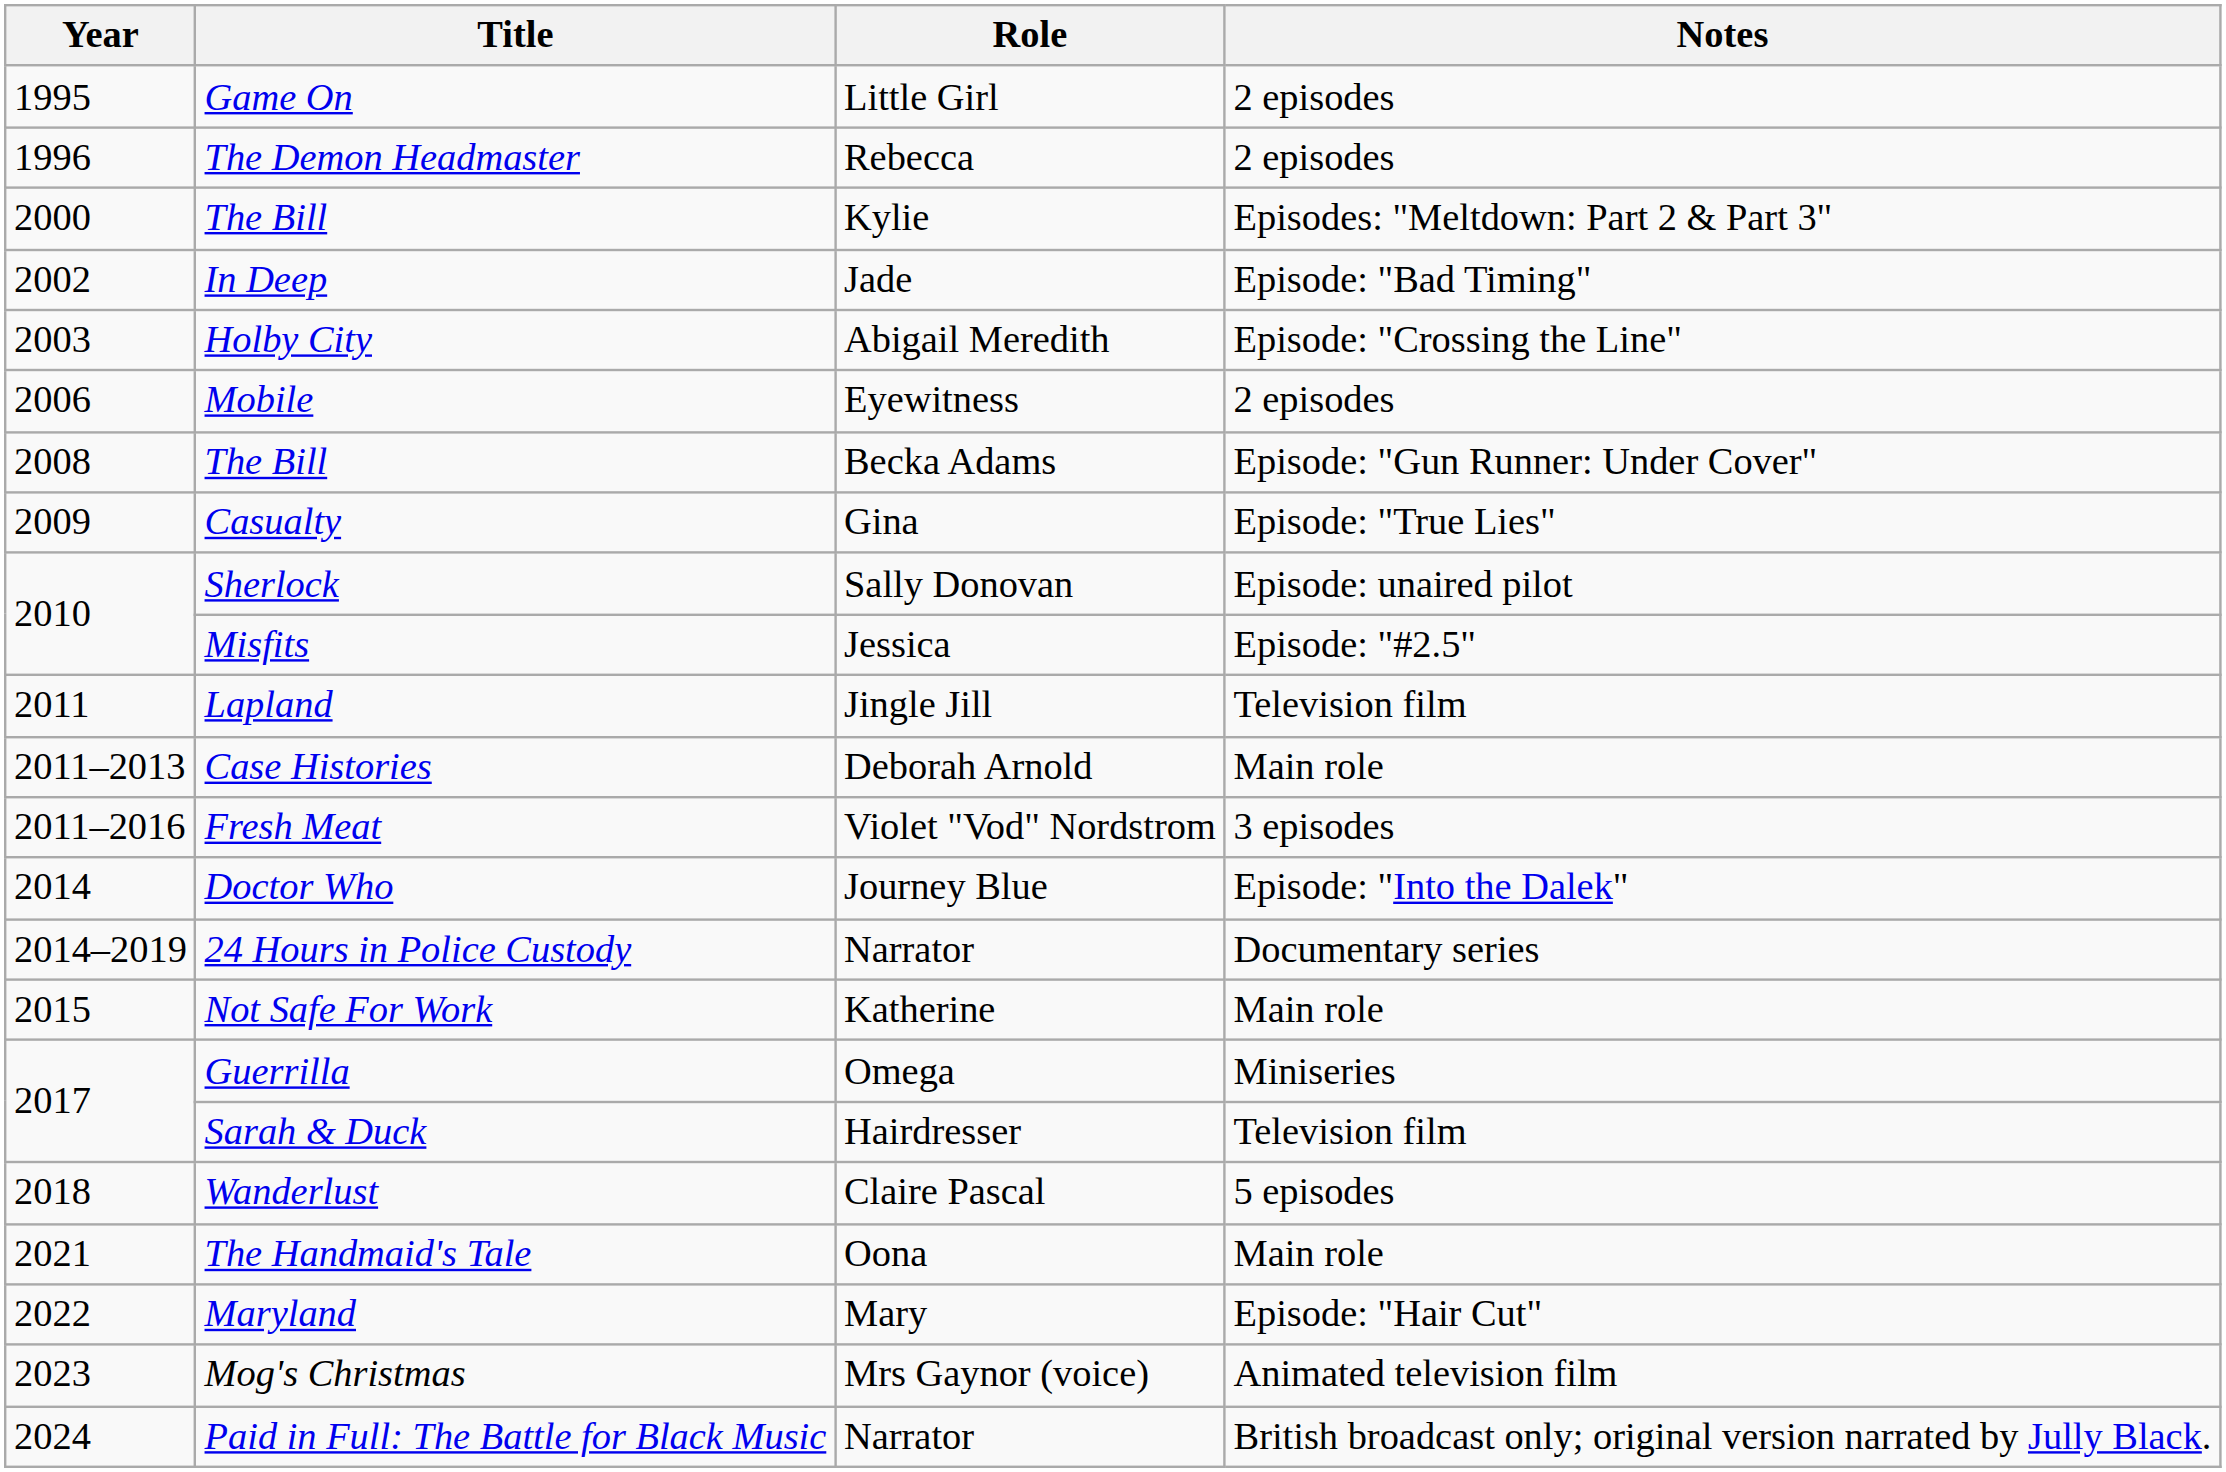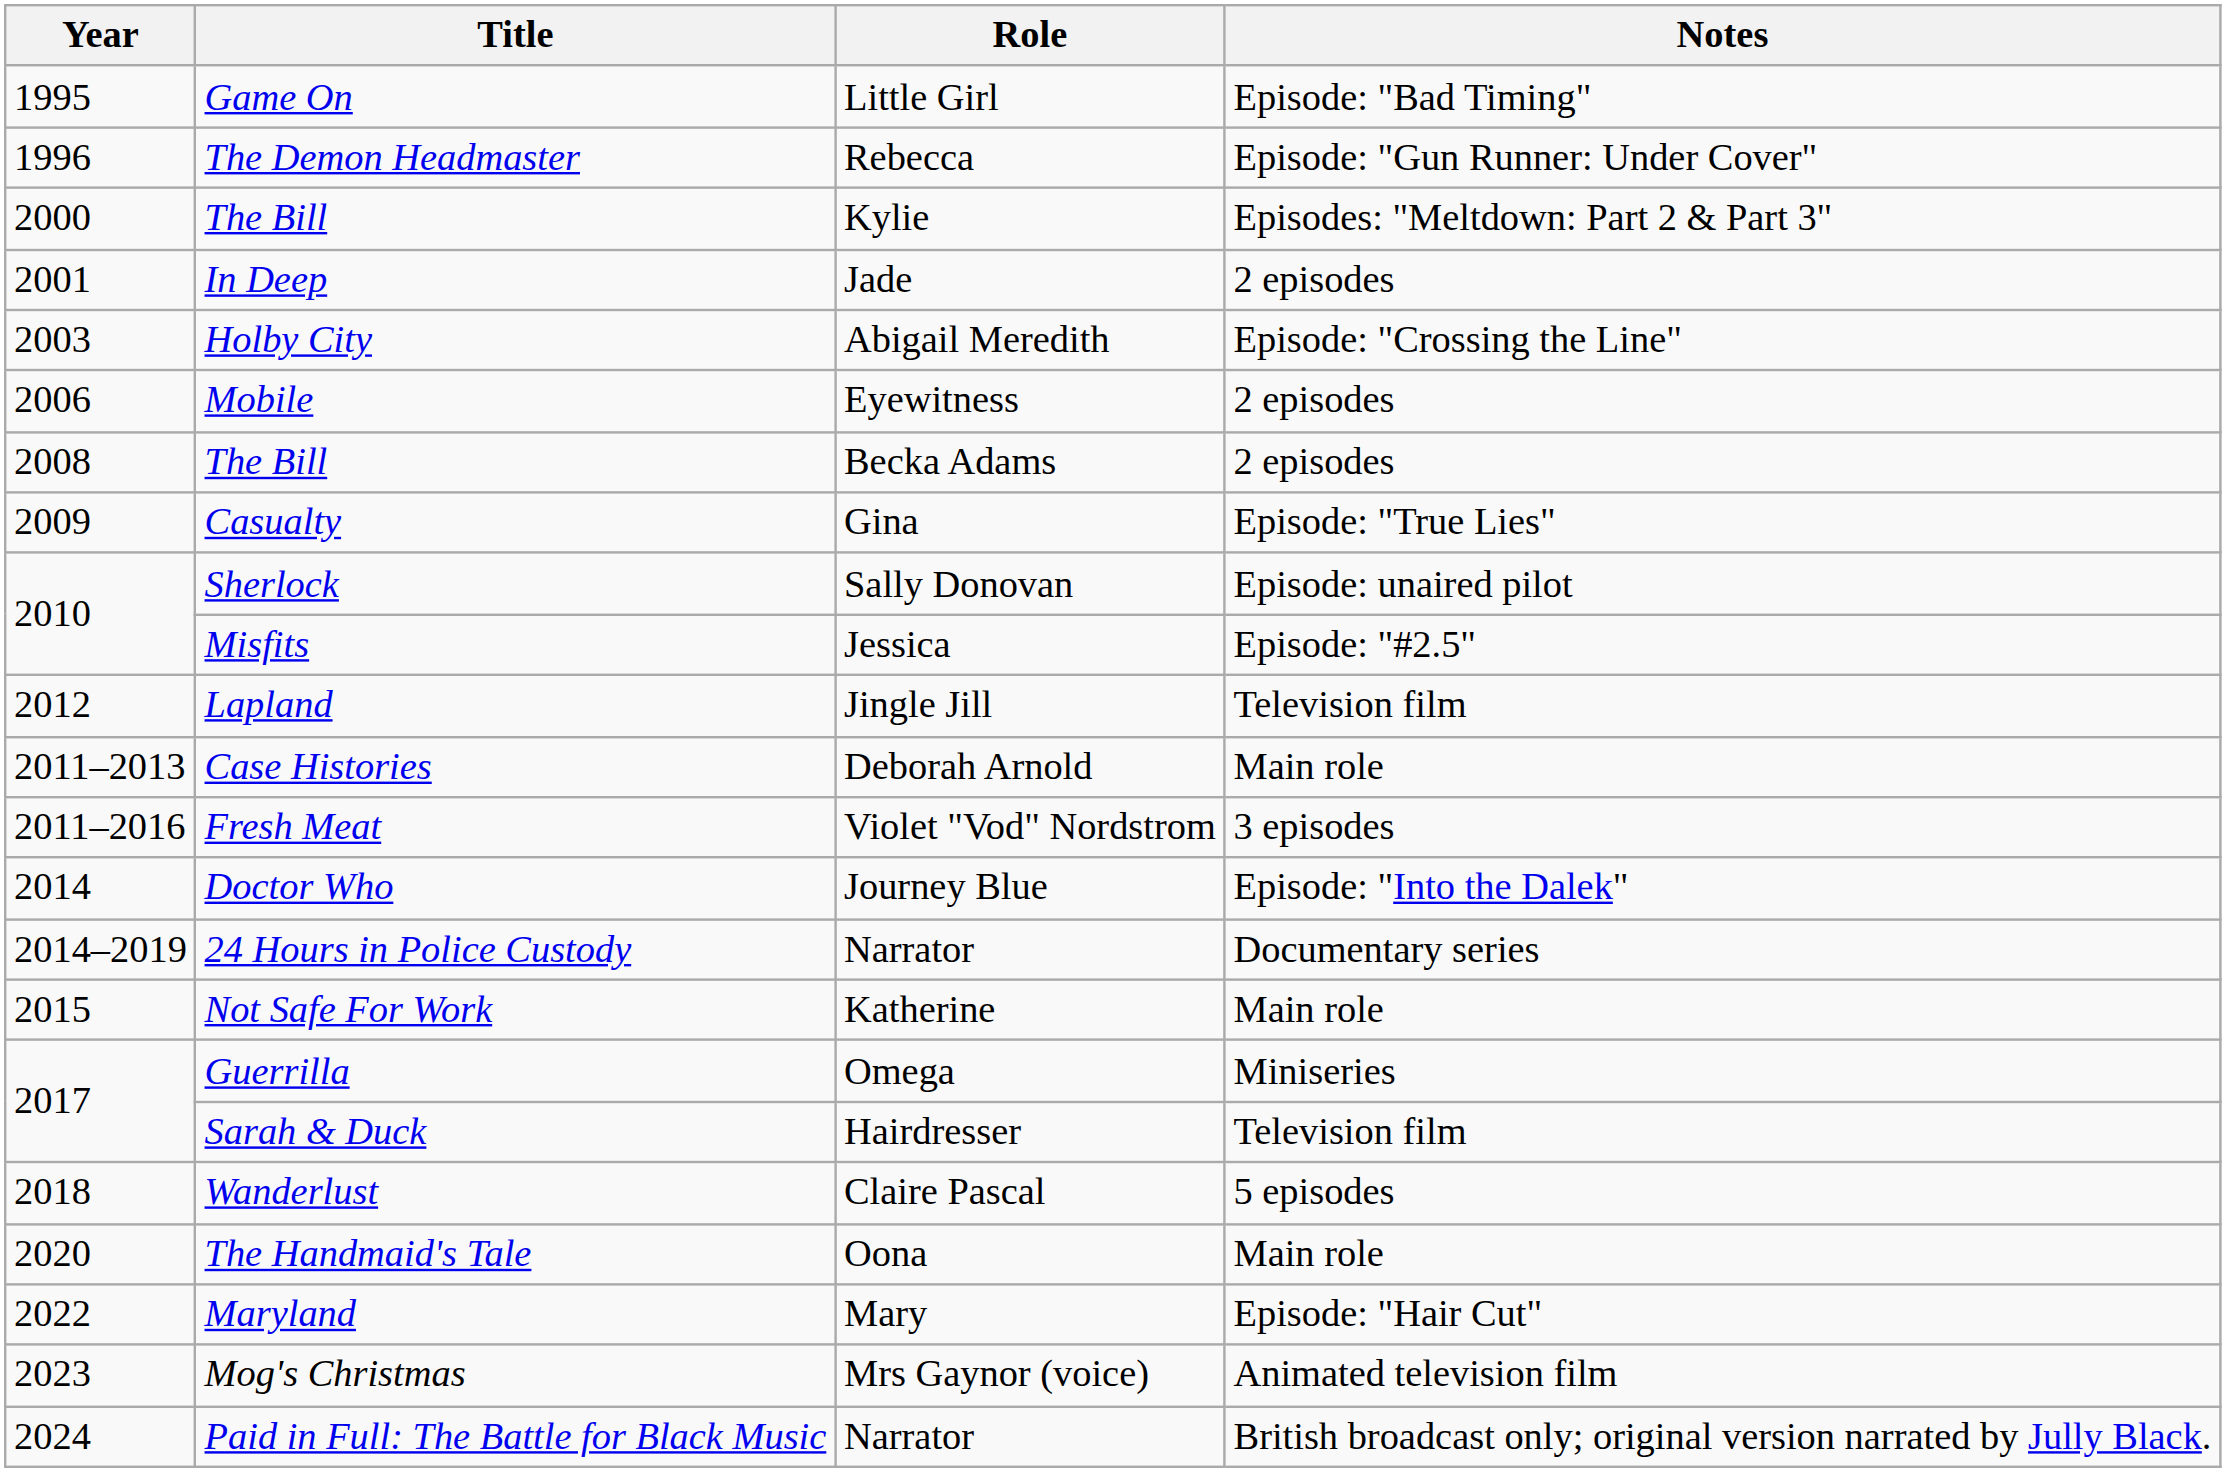(1314, 95) 2 episodes -> (1412, 95) Episode: "Bad Timing"
(1314, 156) 2 episodes -> (1525, 156) Episode: "Gun Runner: Under Cover"
(52, 278) 2002 -> (52, 278) 2001
(1412, 278) Episode: "Bad Timing" -> (1314, 278) 2 episodes
(1525, 461) Episode: "Gun Runner: Under Cover" -> (1314, 461) 2 episodes
(52, 704) 2011 -> (52, 704) 2012
(52, 1252) 2021 -> (52, 1252) 2020
